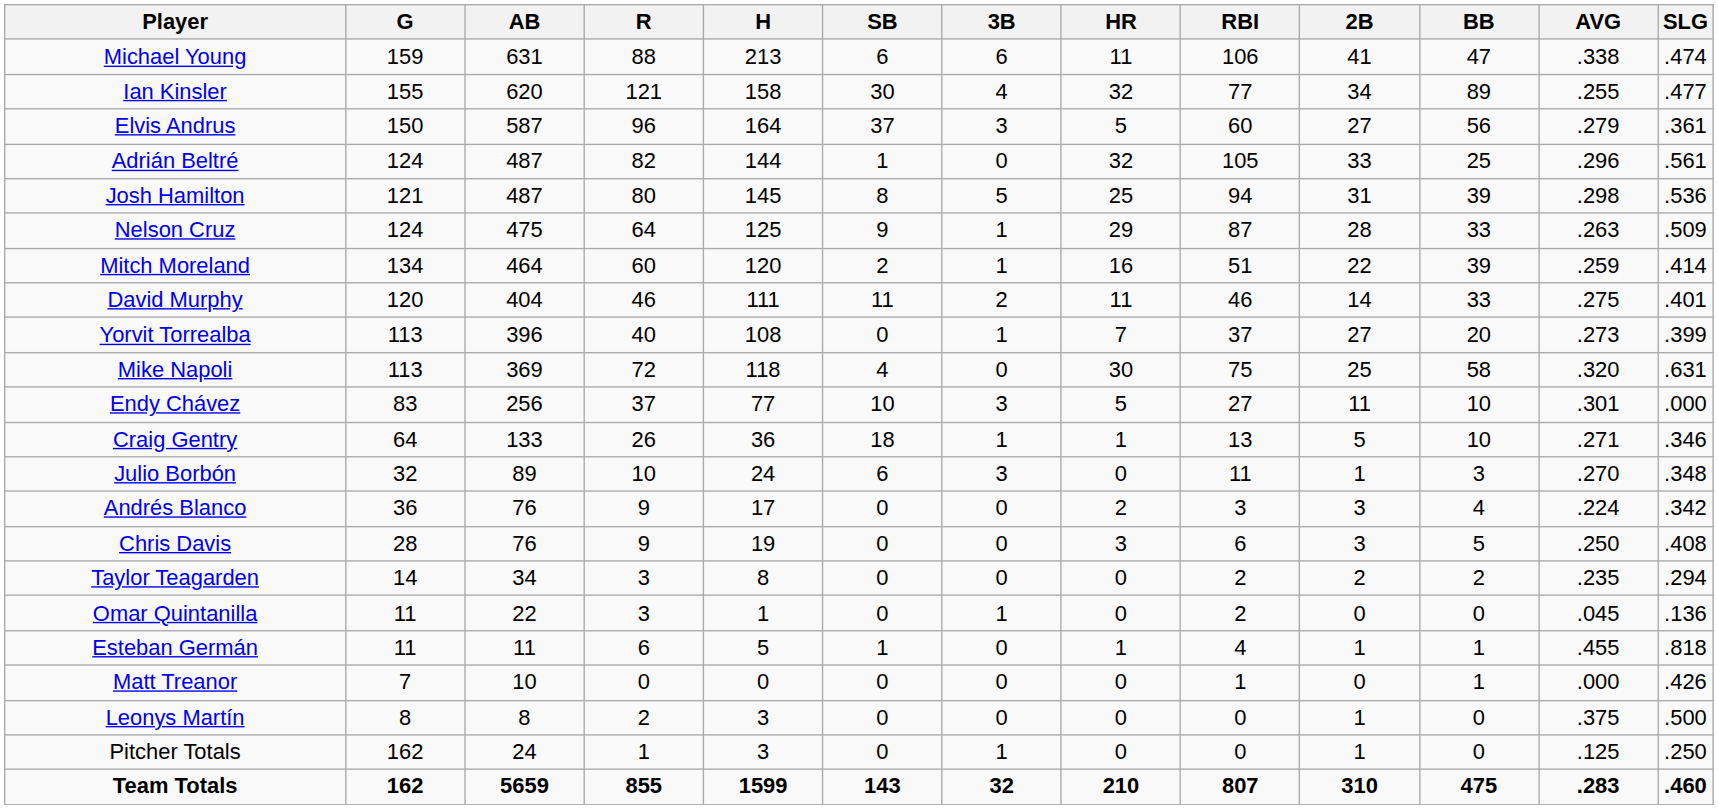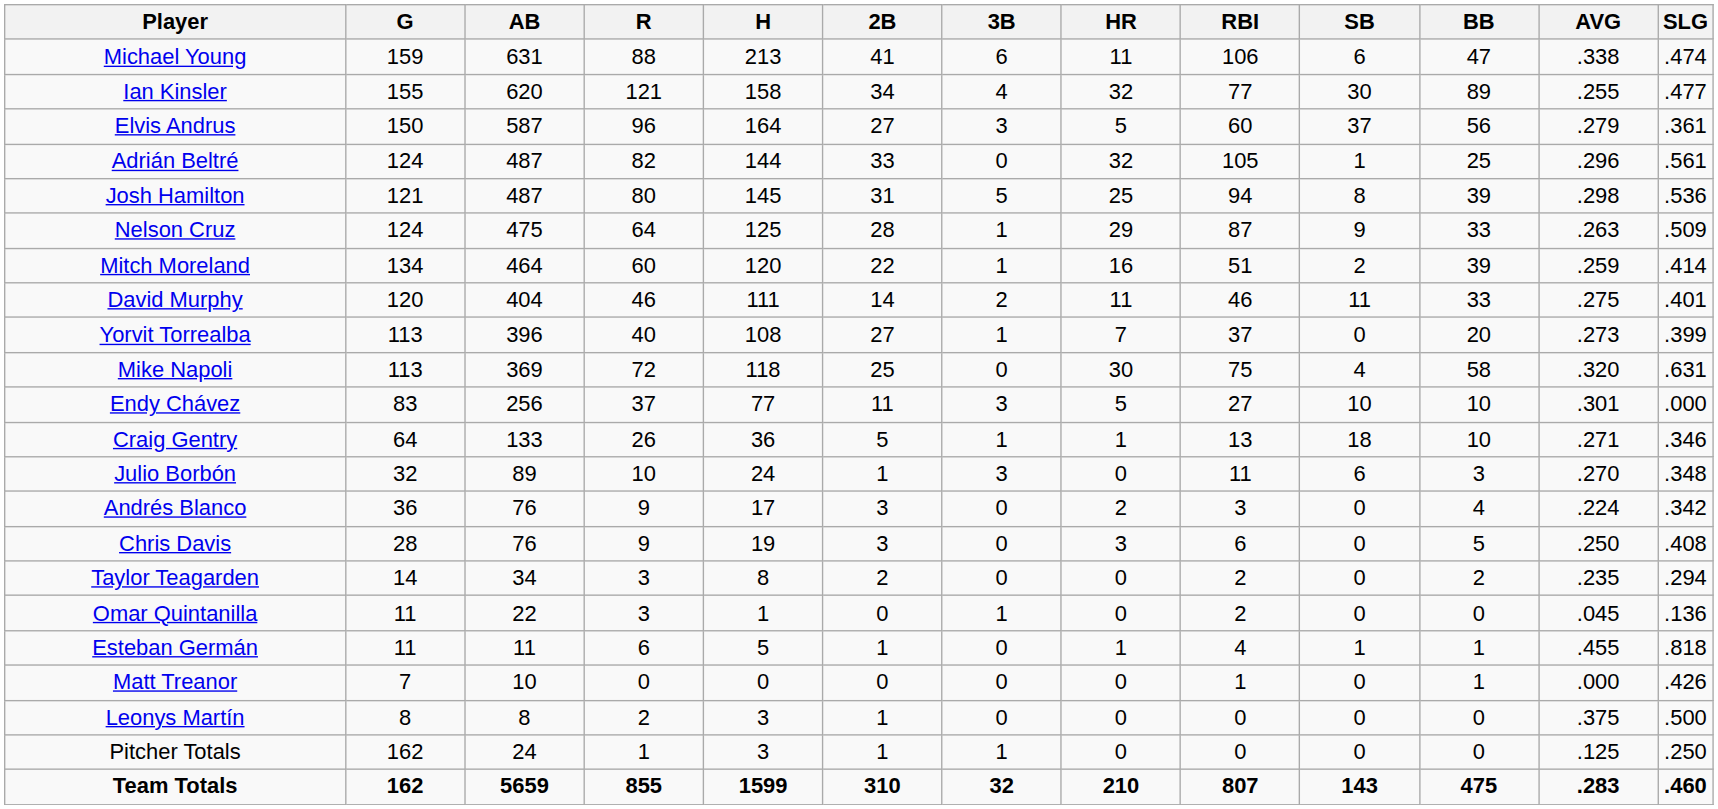columns swapped: (1360, 21) <-> (882, 21)
